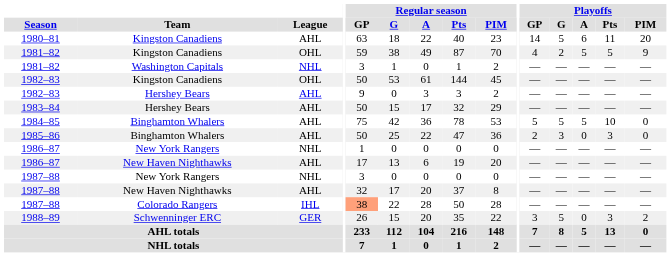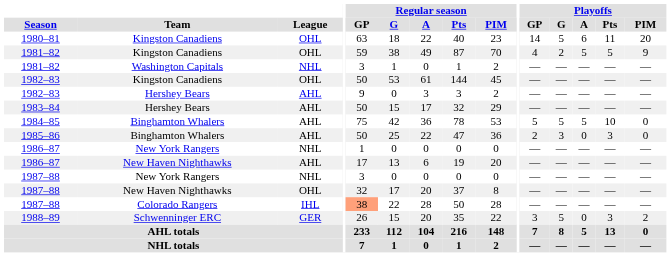(310, 38) AHL -> (310, 38) OHL
(310, 190) AHL -> (310, 190) OHL
